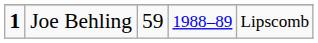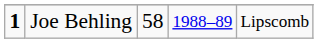(153, 21) 59 -> (153, 21) 58
